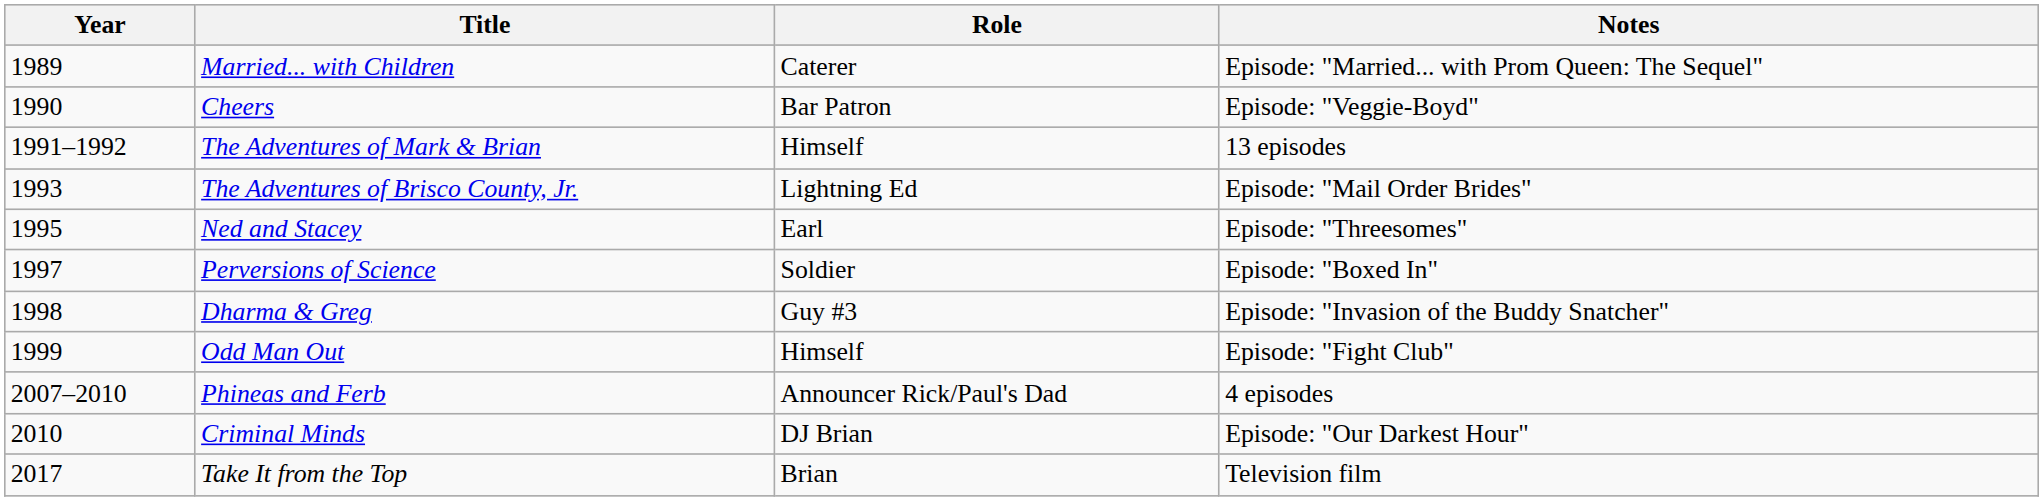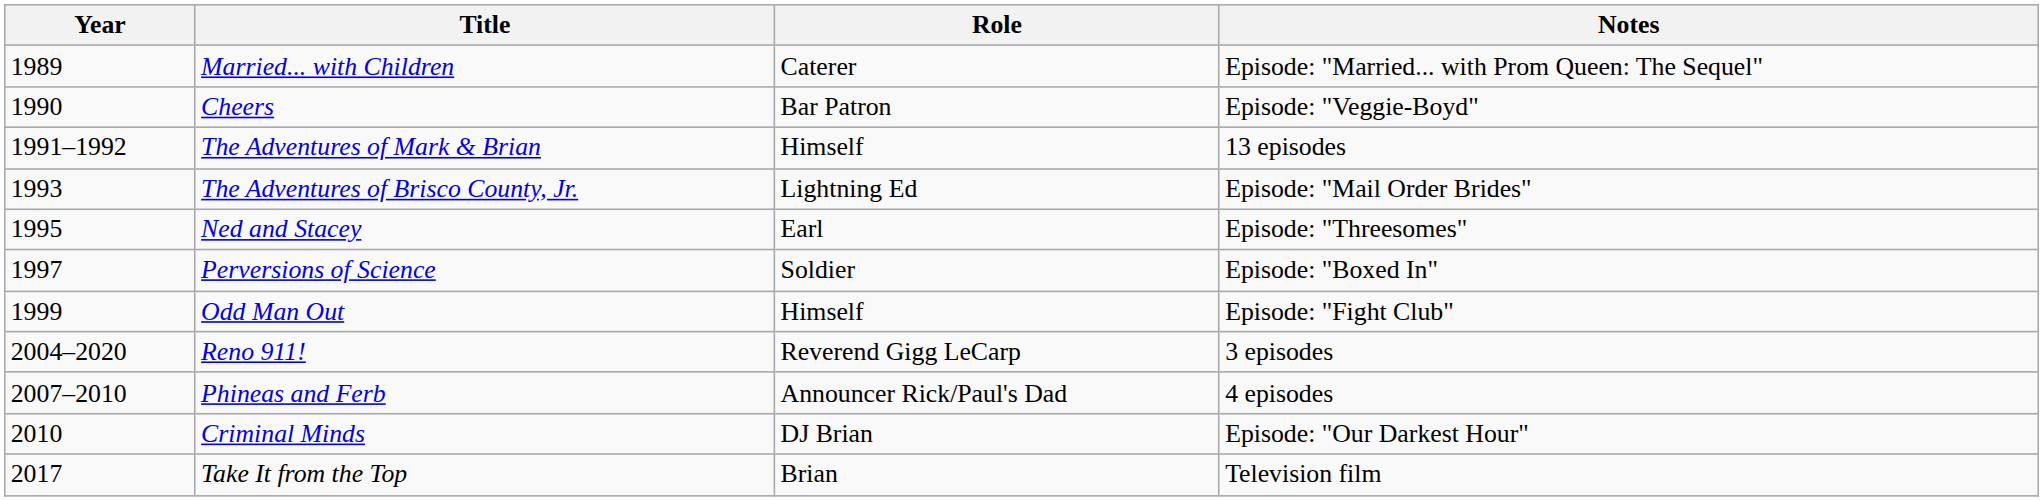- row: (287, 310)
+ row: (253, 351)
